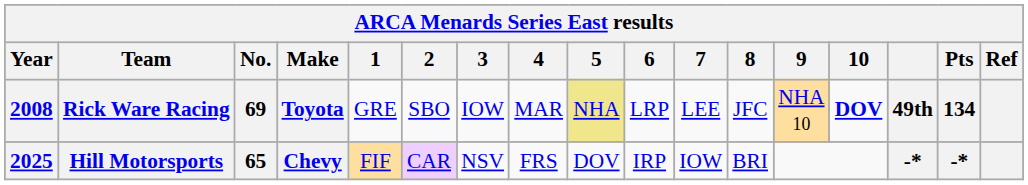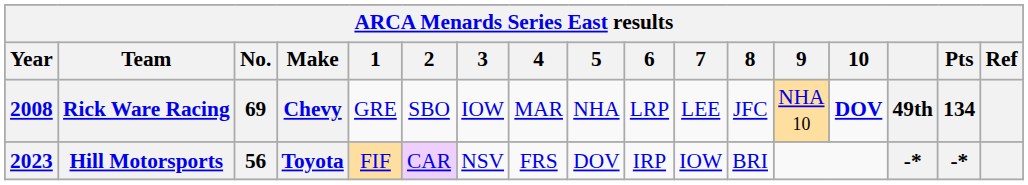(313, 110) Toyota -> (313, 110) Chevy
(596, 110) khaki background -> (596, 110) no background
(31, 160) 2025 -> (31, 160) 2023
(256, 160) 65 -> (256, 160) 56
(313, 160) Chevy -> (313, 160) Toyota
